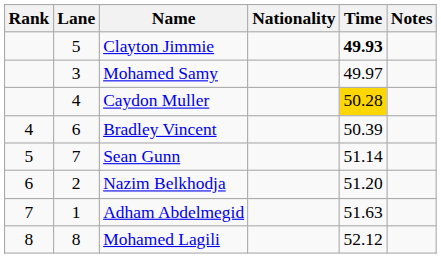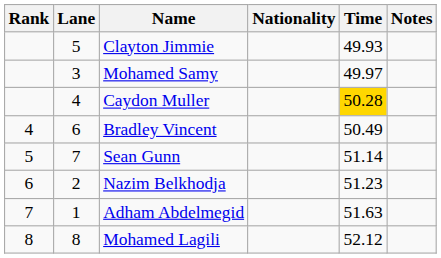(363, 45) bold -> (363, 45) normal
(363, 128) 50.39 -> (363, 128) 50.49
(363, 184) 51.20 -> (363, 184) 51.23
